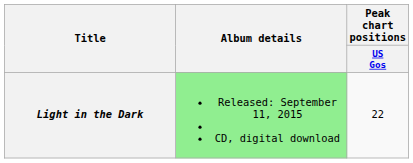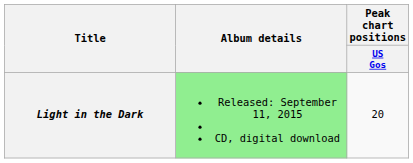(378, 115) 22 -> (378, 115) 20
